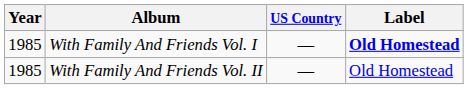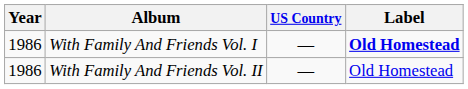(25, 44) 1985 -> (25, 44) 1986
(25, 70) 1985 -> (25, 70) 1986
